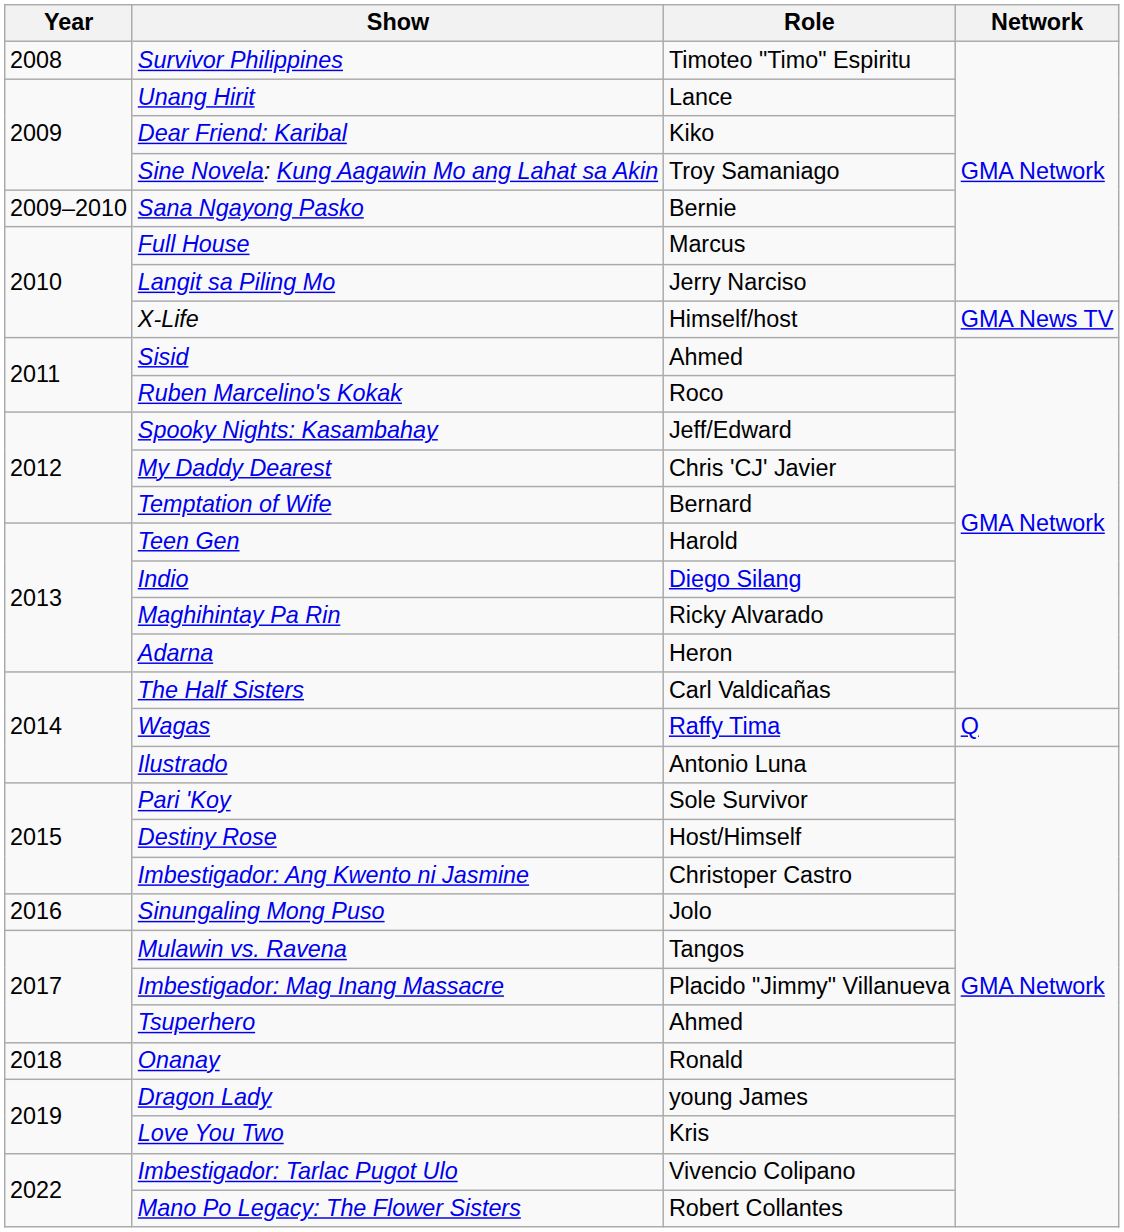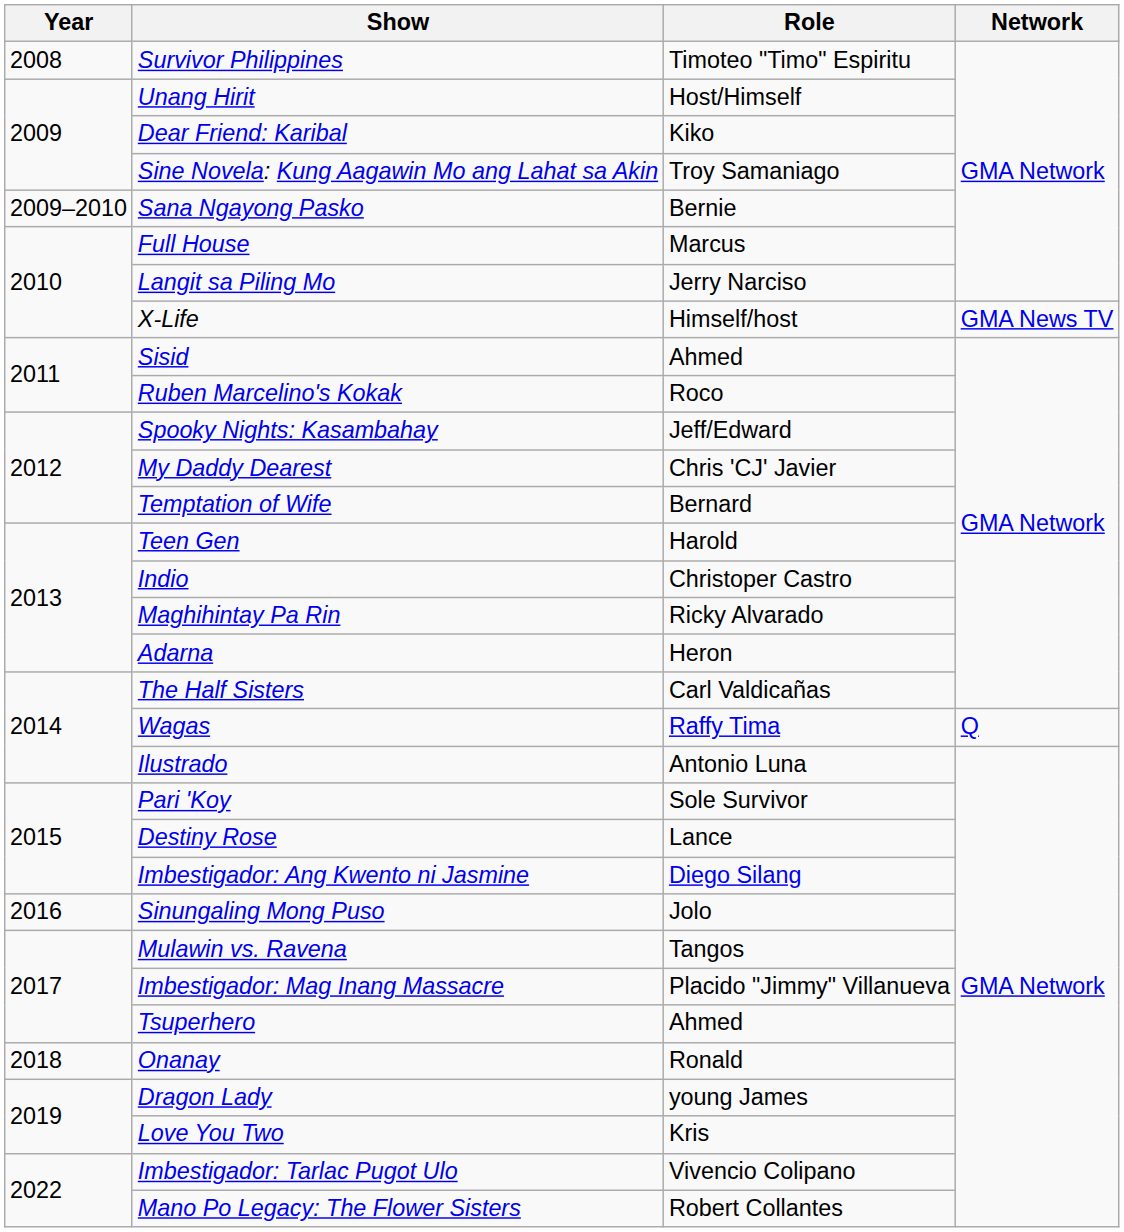(701, 97) Lance -> (735, 97) Host/Himself
(735, 578) Diego Silang -> (760, 578) Christoper Castro
(735, 838) Host/Himself -> (701, 838) Lance
(760, 875) Christoper Castro -> (735, 875) Diego Silang
